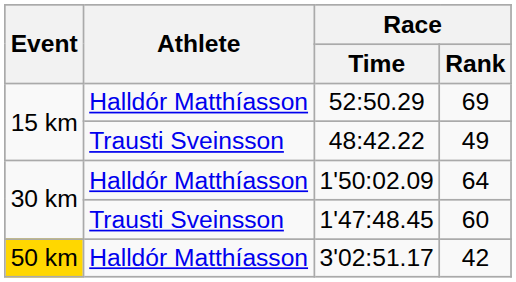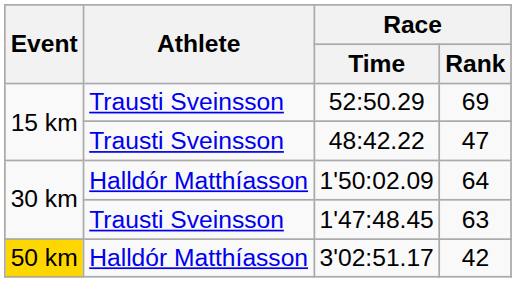(199, 103) Halldór Matthíasson -> (187, 103) Trausti Sveinsson
(475, 141) 49 -> (475, 141) 47
(475, 219) 60 -> (475, 219) 63
